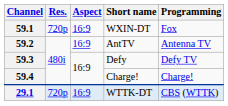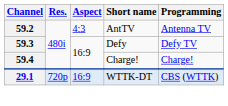- row: (25, 28)
(81, 44) 16:9 -> (79, 28) 4:3
